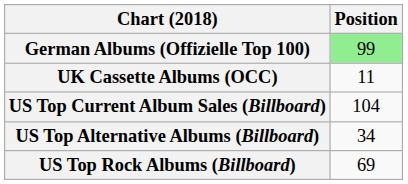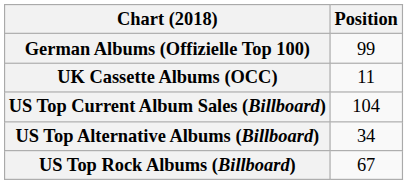(366, 48) lightgreen background -> (366, 48) no background
(366, 164) 69 -> (366, 164) 67
